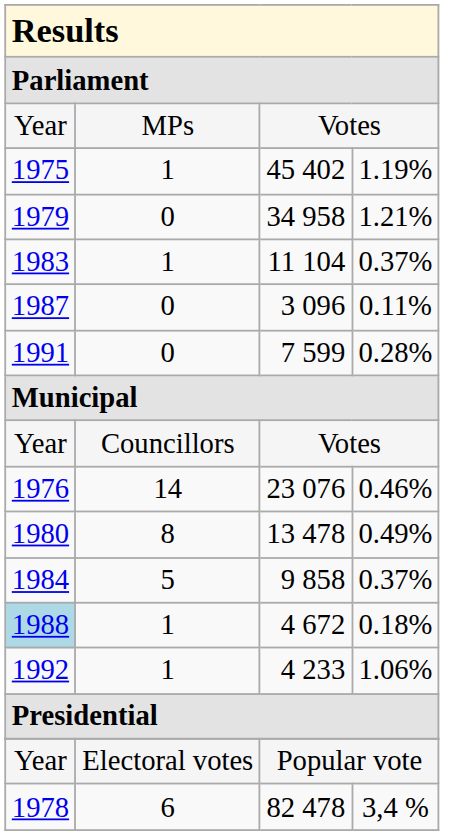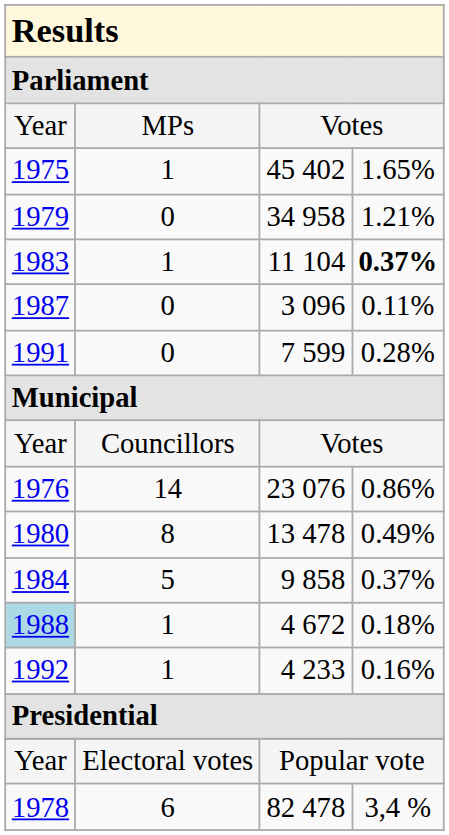(395, 170) 1.19% -> (398, 170) 1.65%
(395, 261) normal -> (398, 261) bold
(395, 488) 0.46% -> (398, 488) 0.86%
(395, 670) 1.06% -> (398, 670) 0.16%
